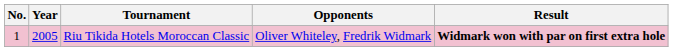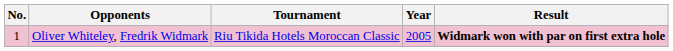columns swapped: (45, 15) <-> (343, 15)
